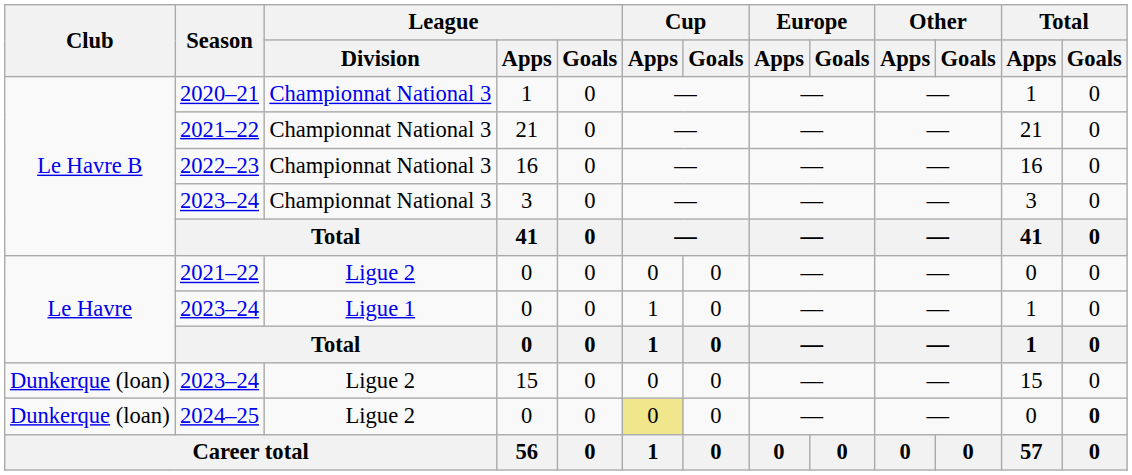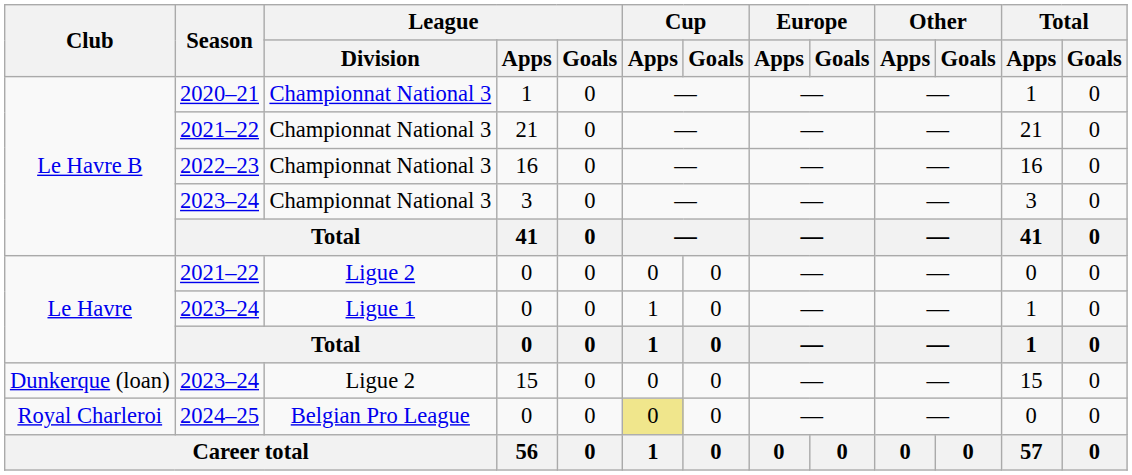(90, 415) Dunkerque (loan) -> (90, 415) Royal Charleroi
(380, 415) Ligue 2 -> (380, 415) Belgian Pro League
(1094, 415) bold -> (1094, 415) normal
